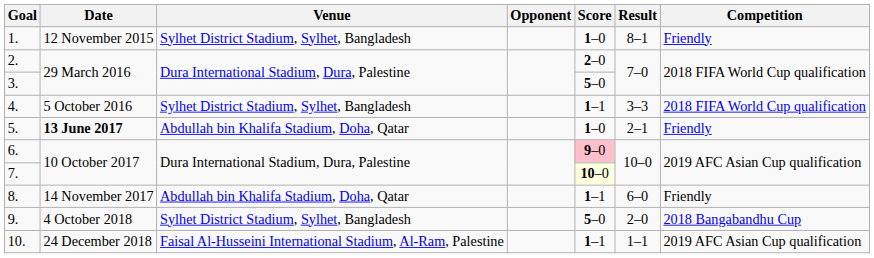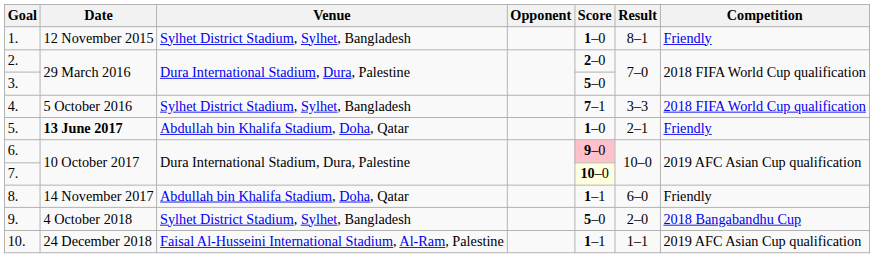(595, 106) 1–1 -> (595, 106) 7–1
